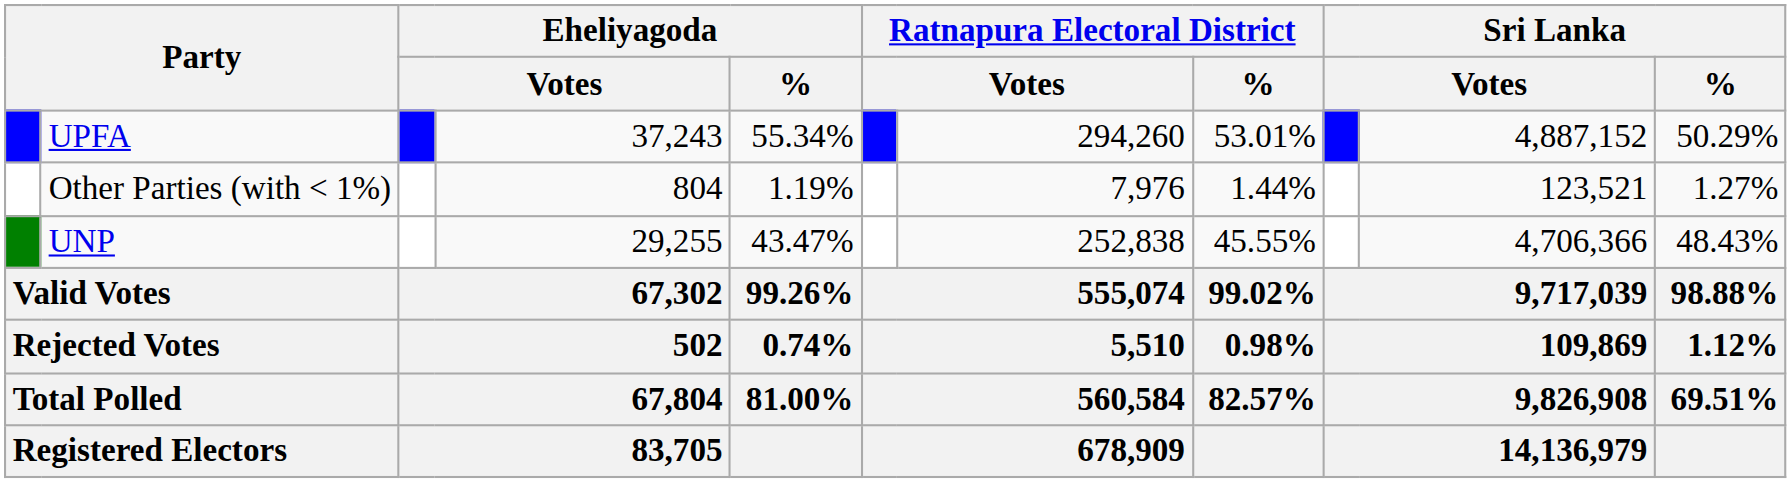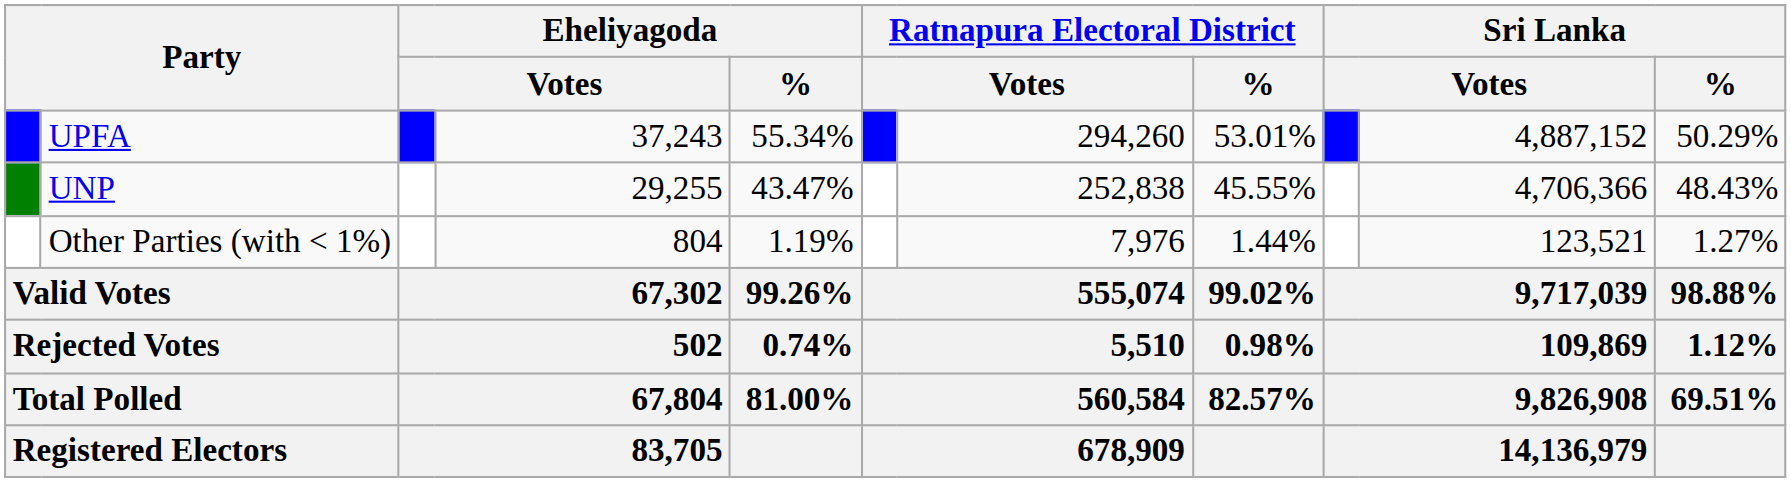rows swapped: (82, 240) <-> (220, 188)
